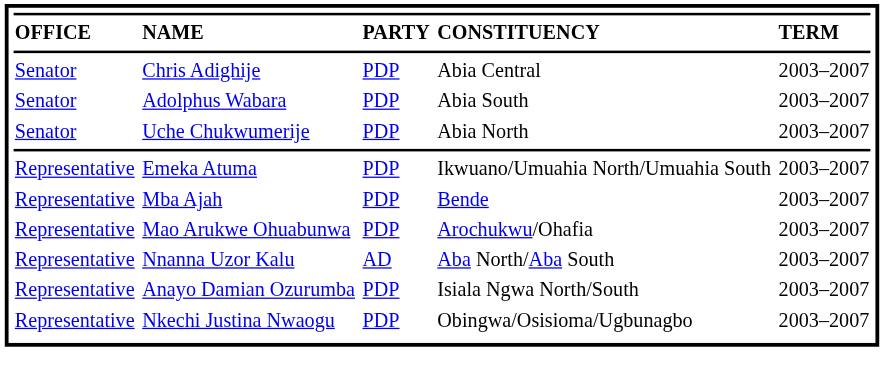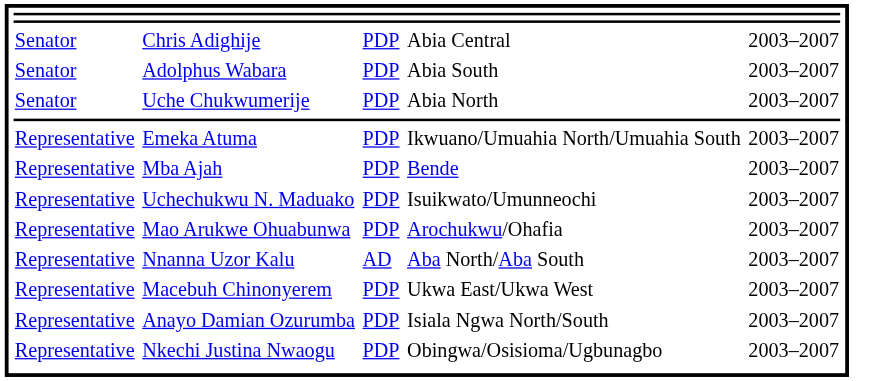- row: (173, 32)
+ row: (248, 199)
+ row: (237, 289)
